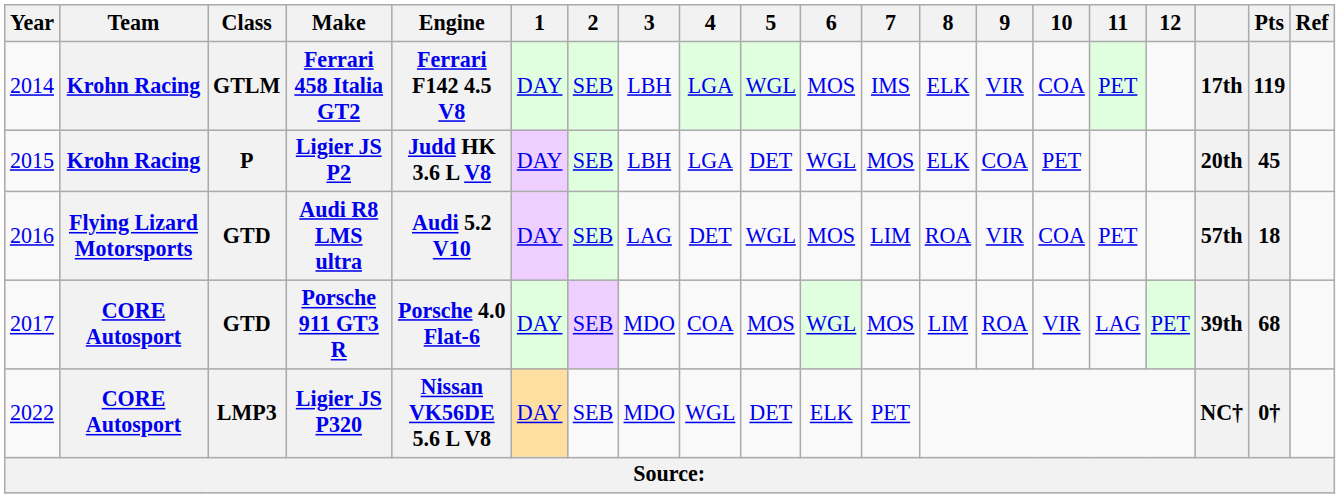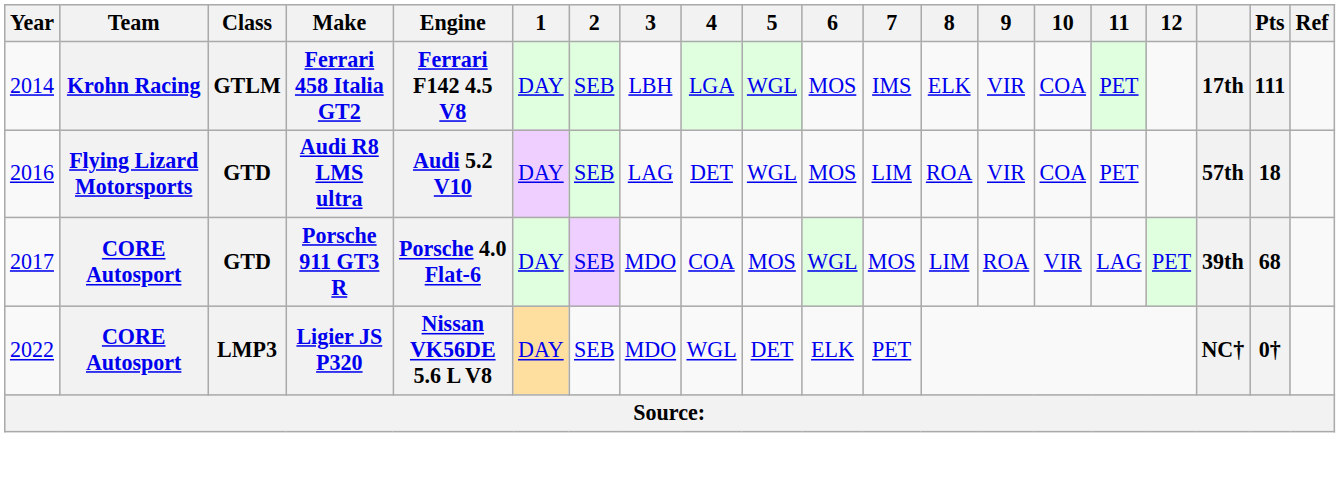(1269, 85) 119 -> (1270, 85) 111
- row: (339, 160)
